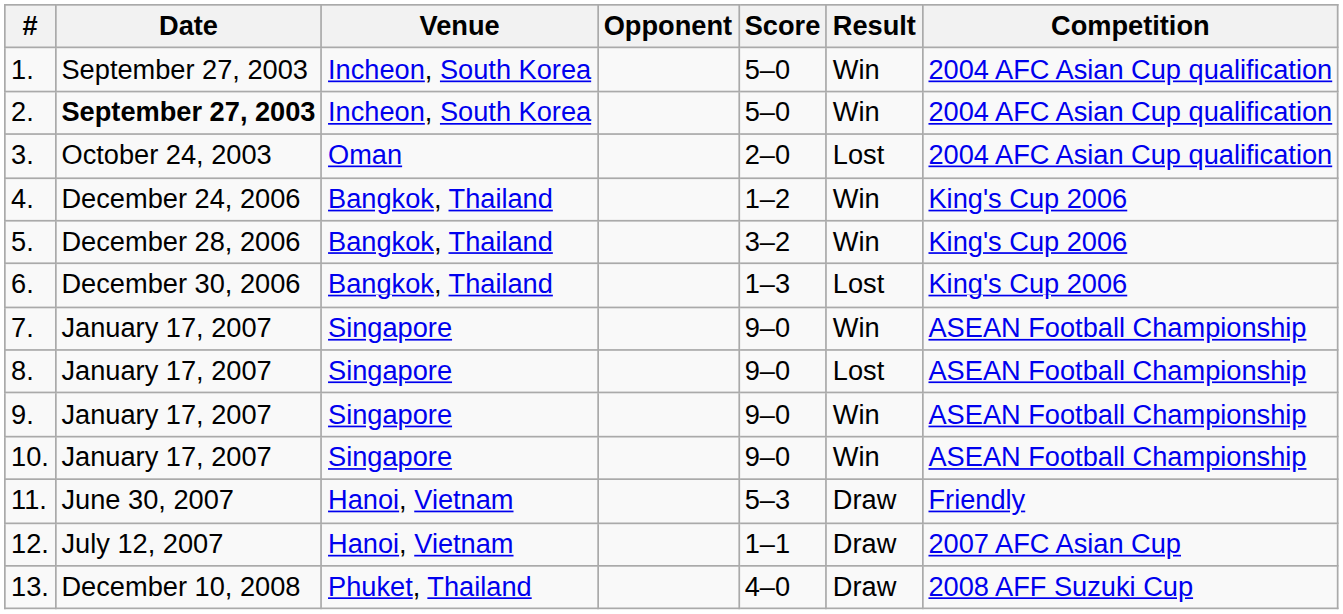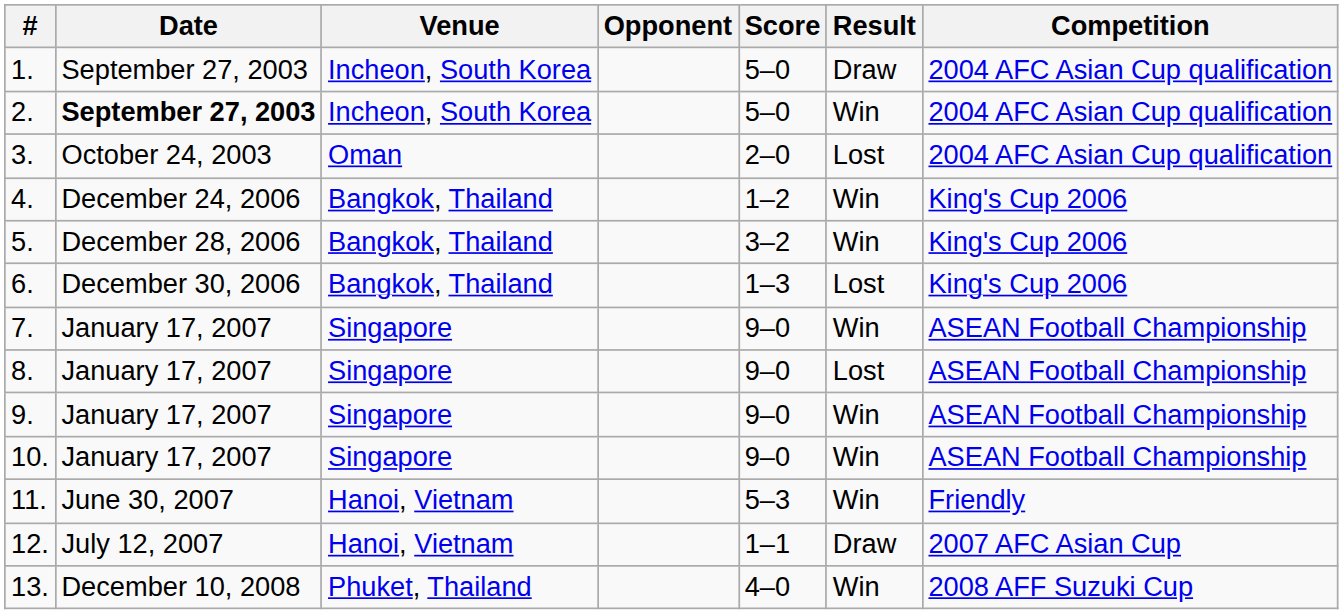(856, 69) Win -> (865, 69) Draw
(865, 500) Draw -> (856, 500) Win
(865, 586) Draw -> (856, 586) Win
